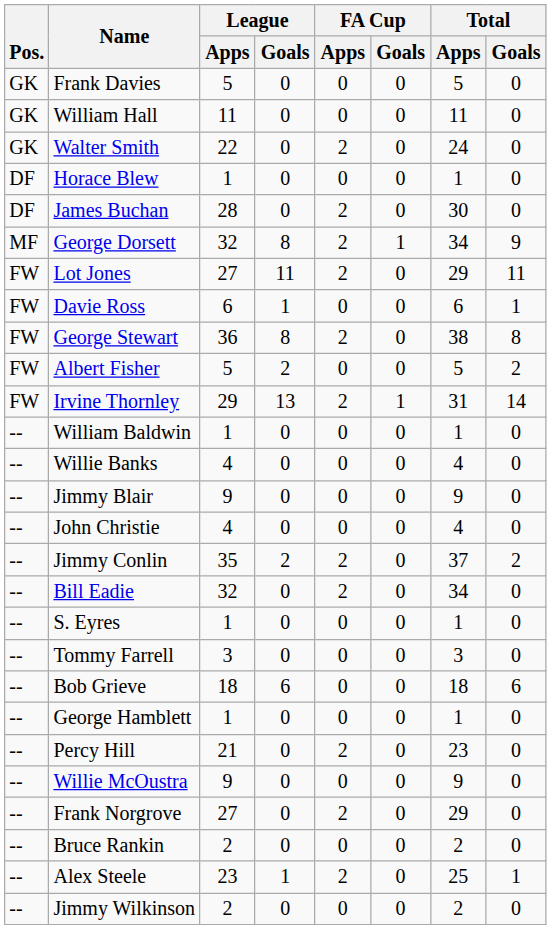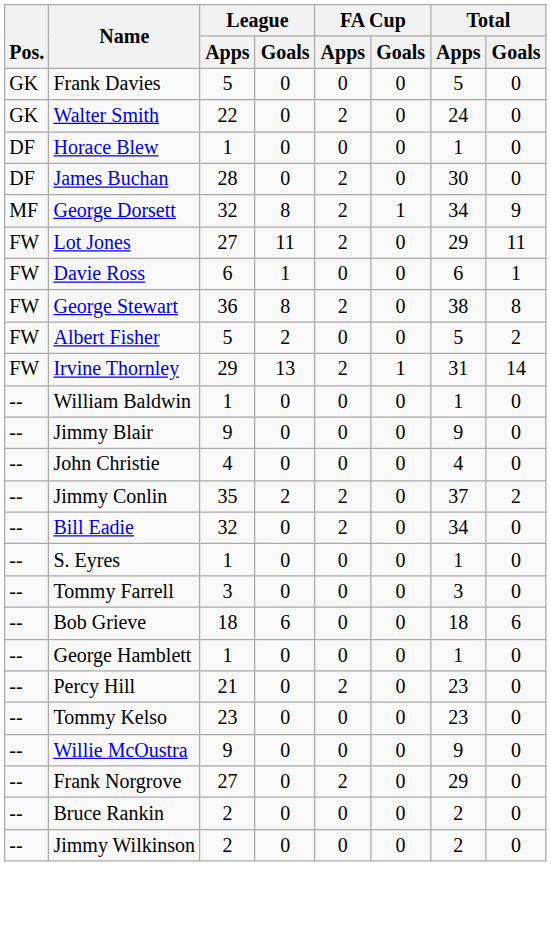- row: (106, 115)
- row: (106, 464)
+ row: (110, 718)
- row: (100, 876)
